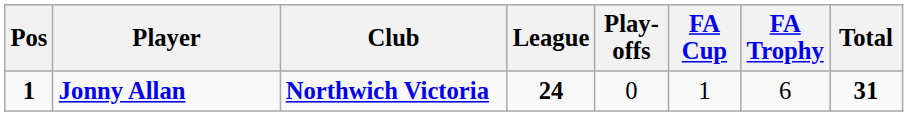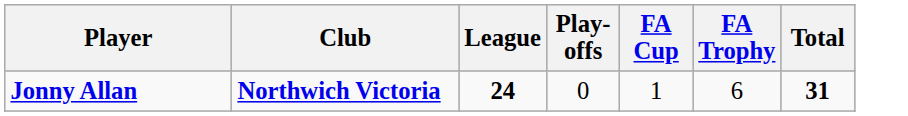- column: (29, 37)
